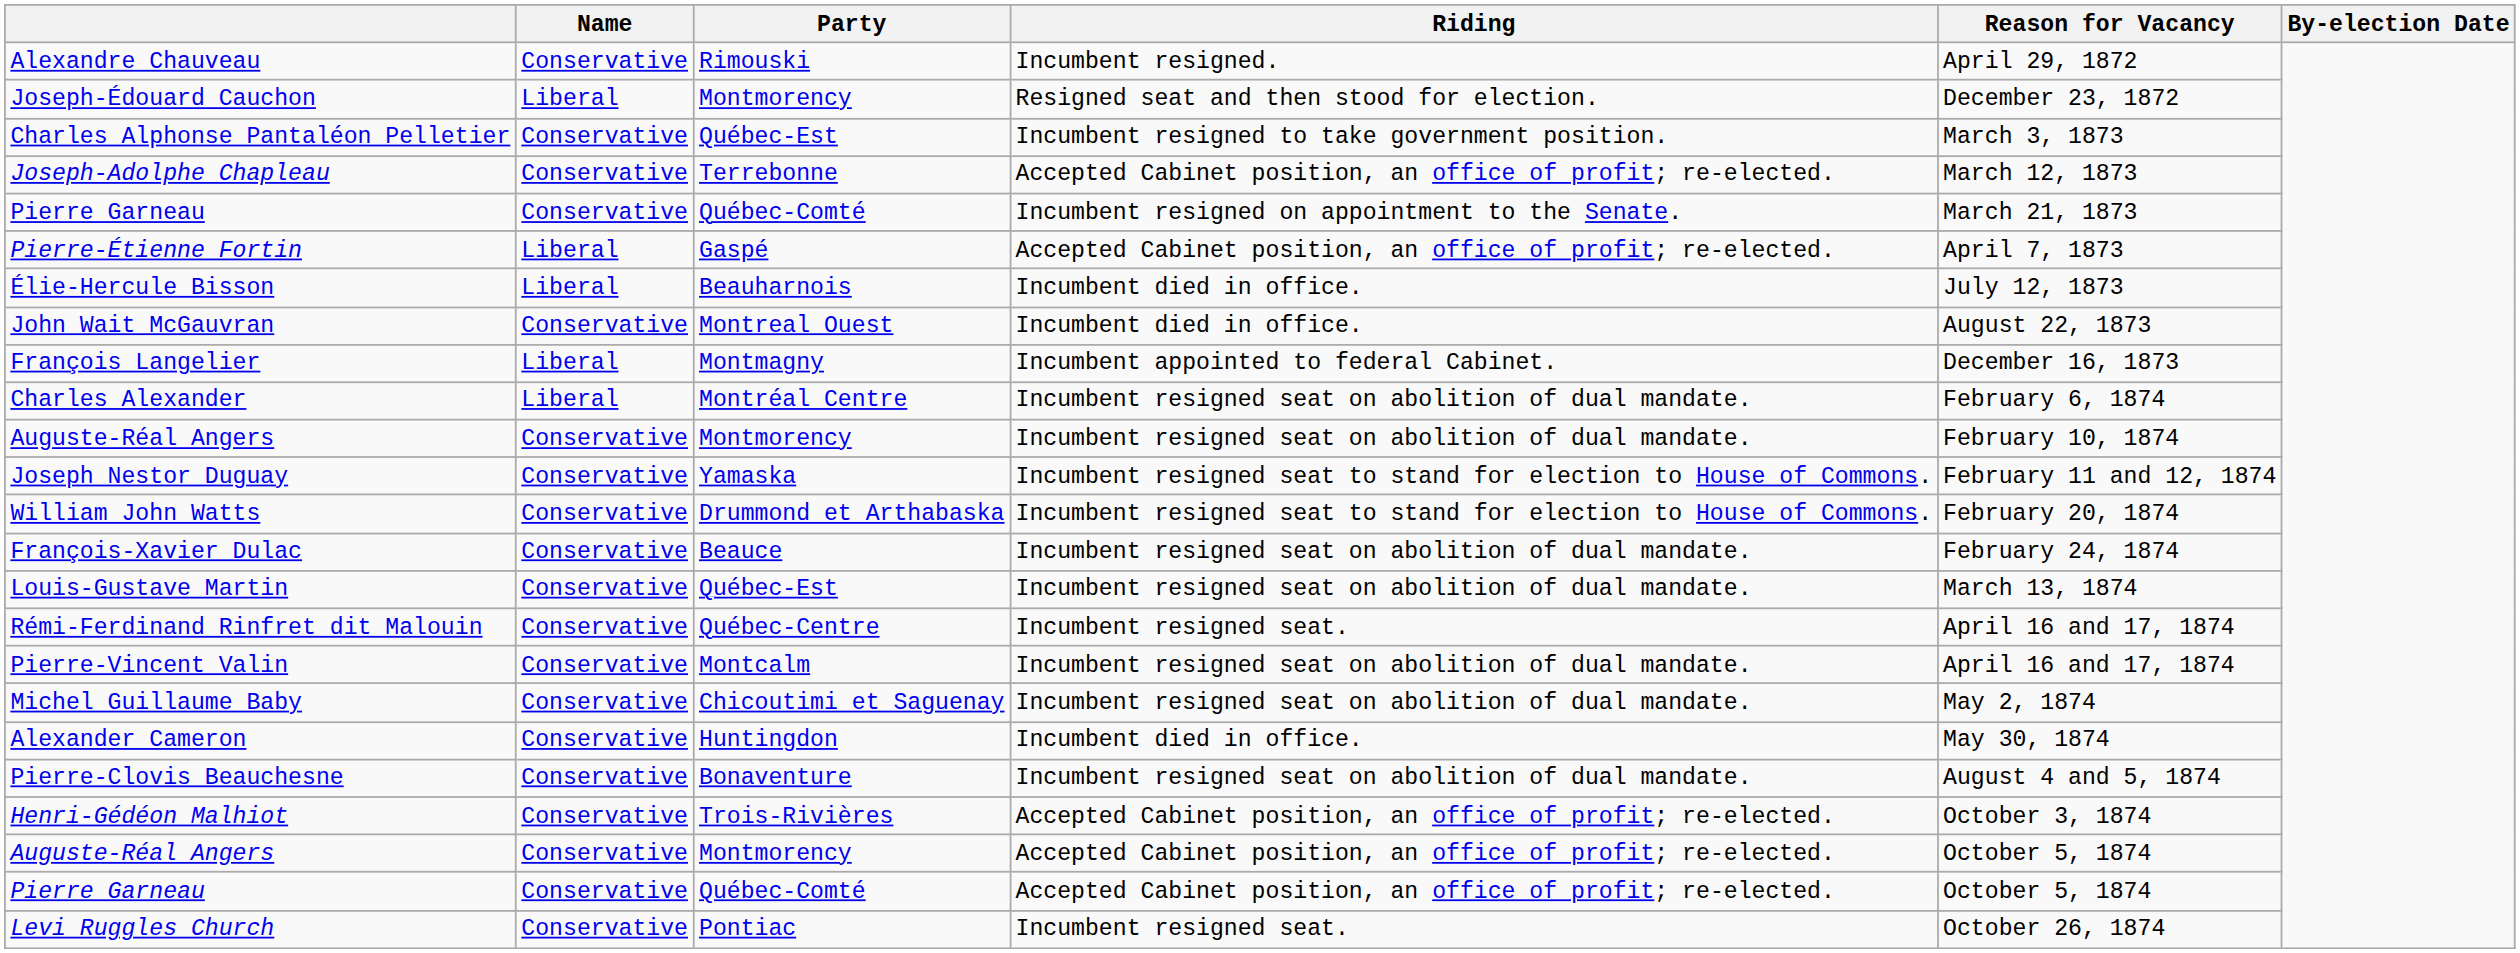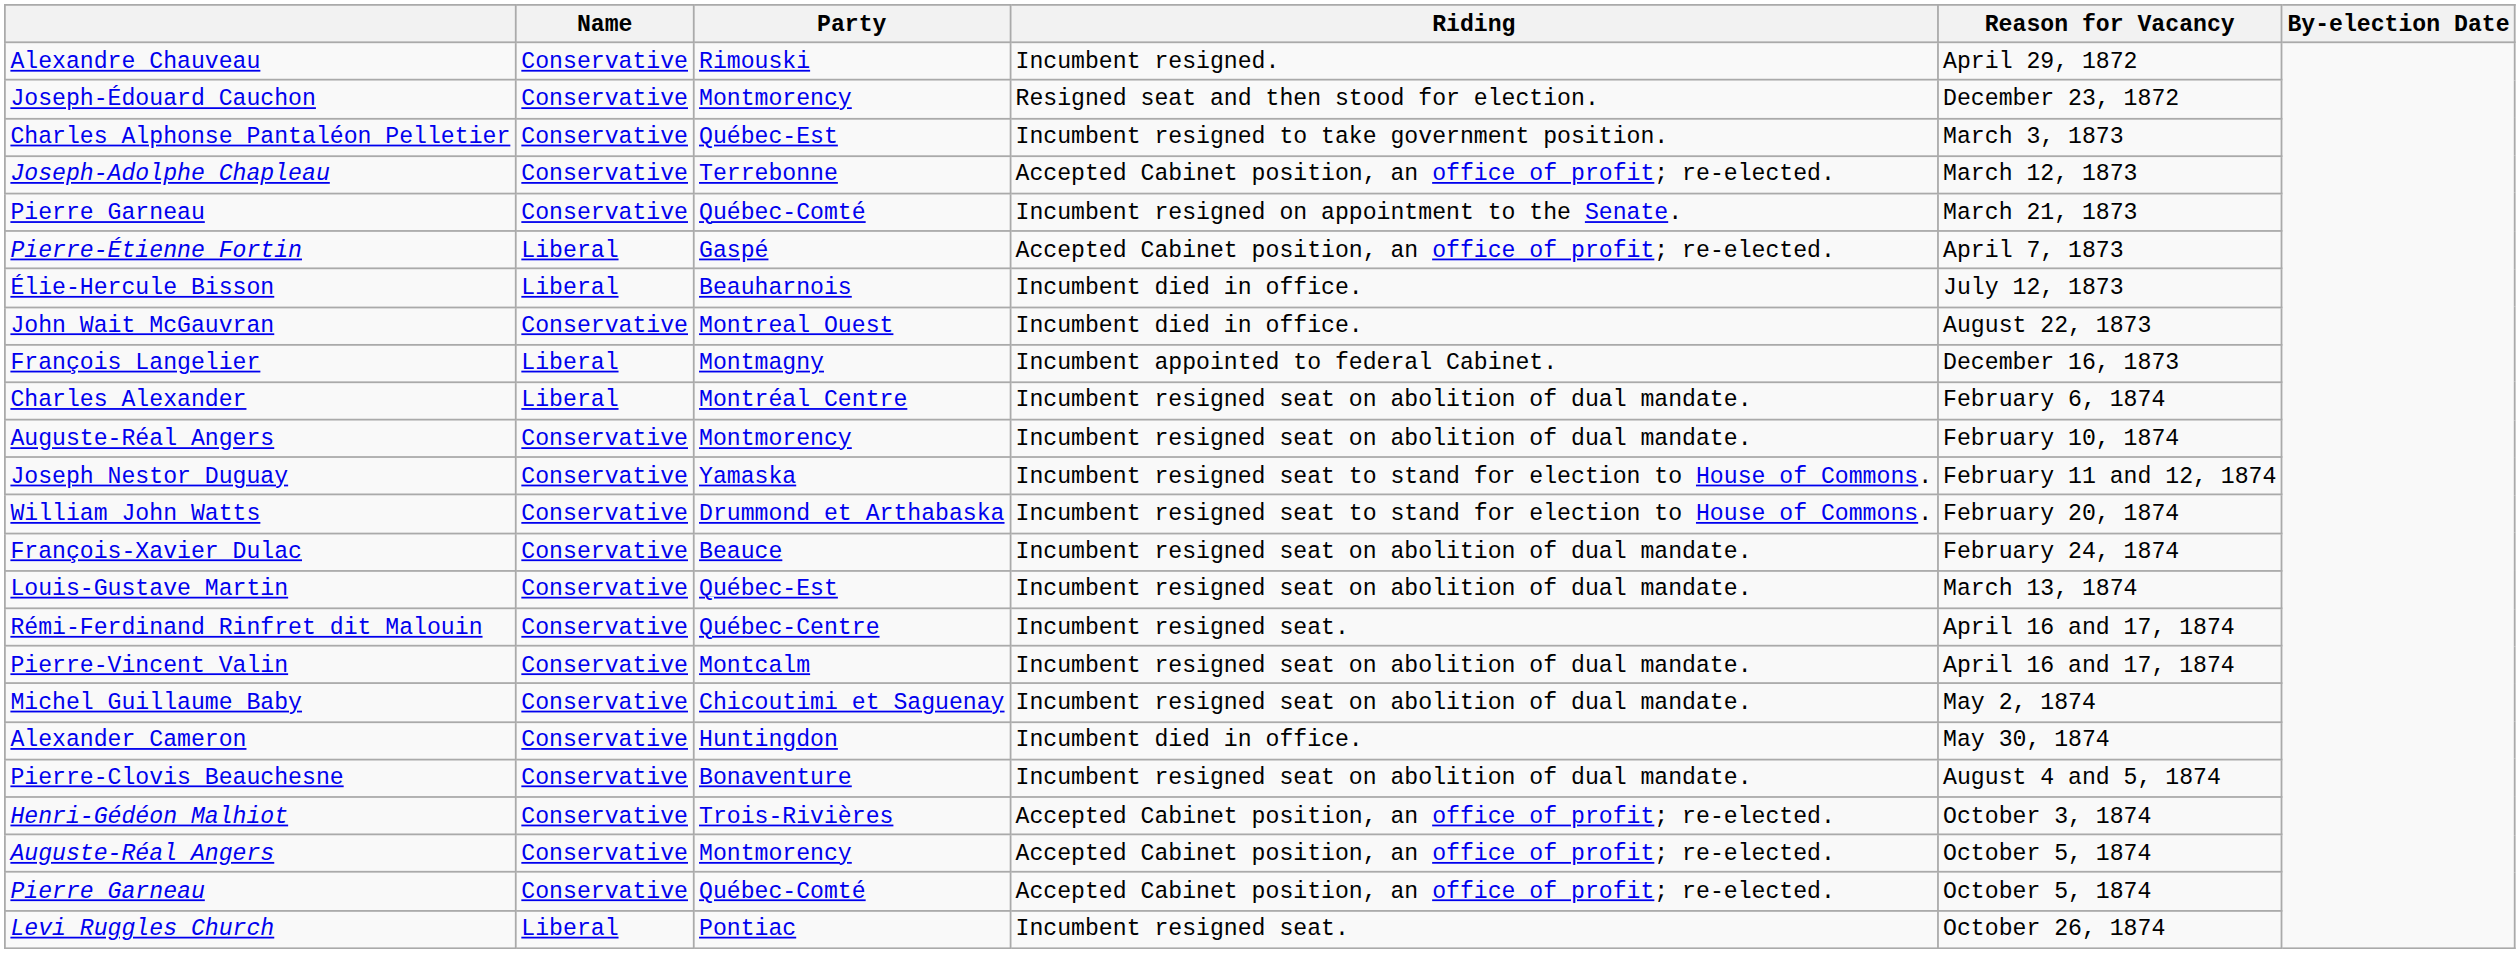(570, 99) Liberal -> (605, 99) Conservative
(605, 929) Conservative -> (570, 929) Liberal
